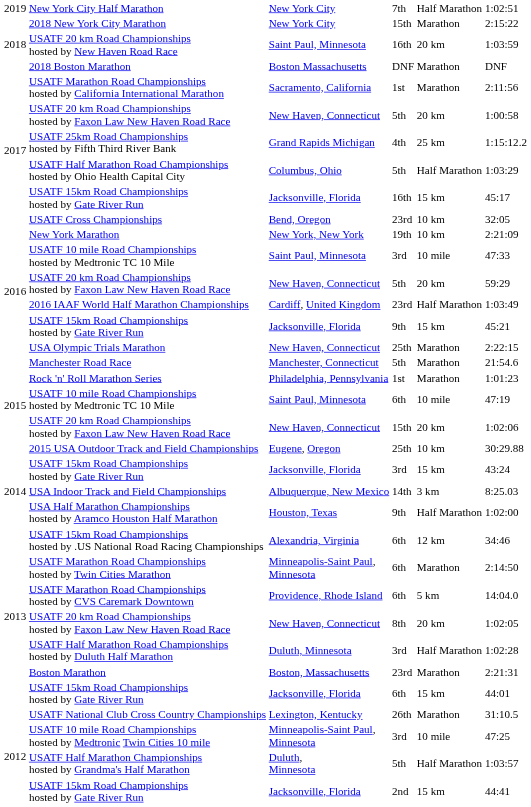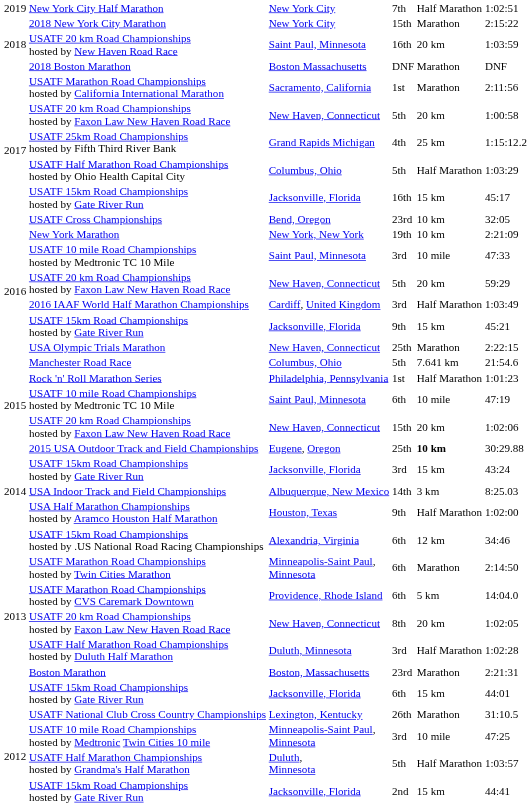(402, 305) 23rd -> (399, 305) 3rd
(324, 363) Manchester, Connecticut -> (305, 363) Columbus, Ohio
(438, 363) Marathon -> (438, 363) 7.641 km
(438, 378) Marathon -> (449, 378) Half Marathon
(431, 448) normal -> (431, 448) bold
